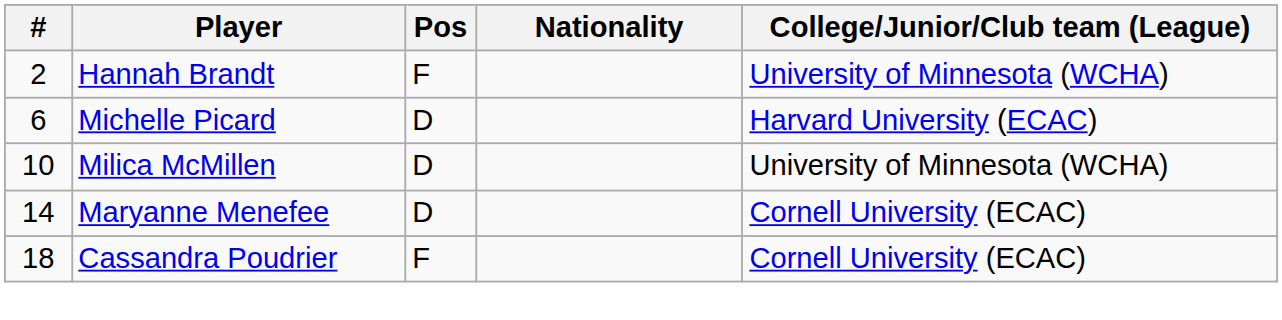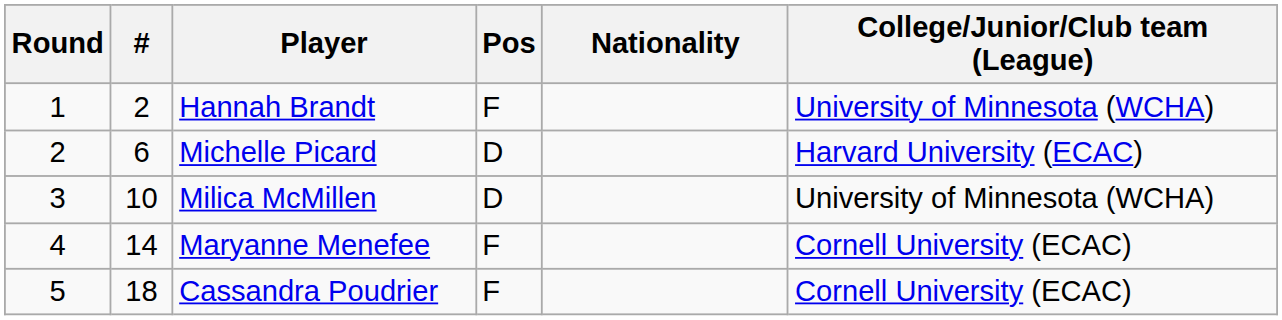+ column: (58, 43)
(423, 212) D -> (491, 245) F
